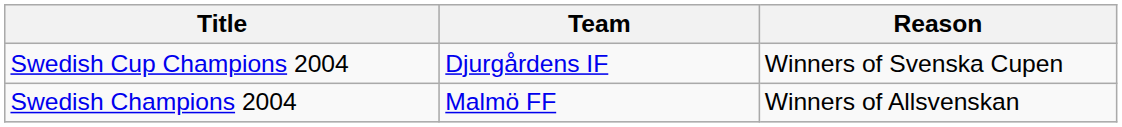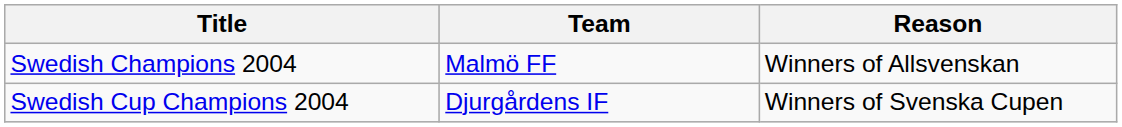rows swapped: (154, 102) <-> (180, 63)
